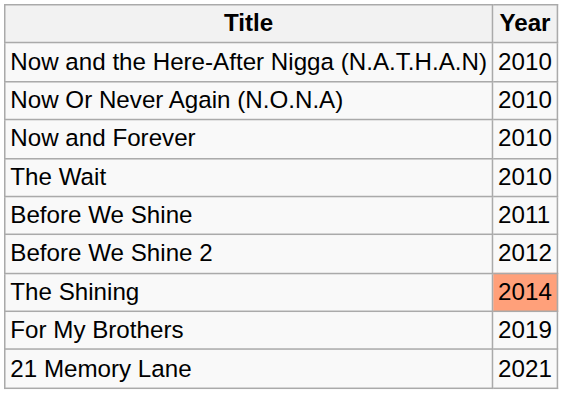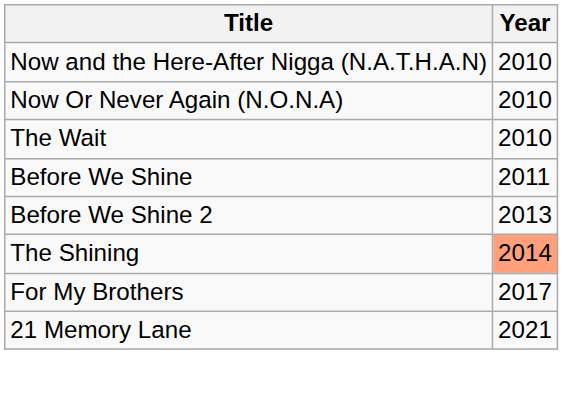- row: (103, 138)
(525, 253) 2012 -> (525, 215) 2013
(525, 330) 2019 -> (525, 291) 2017
